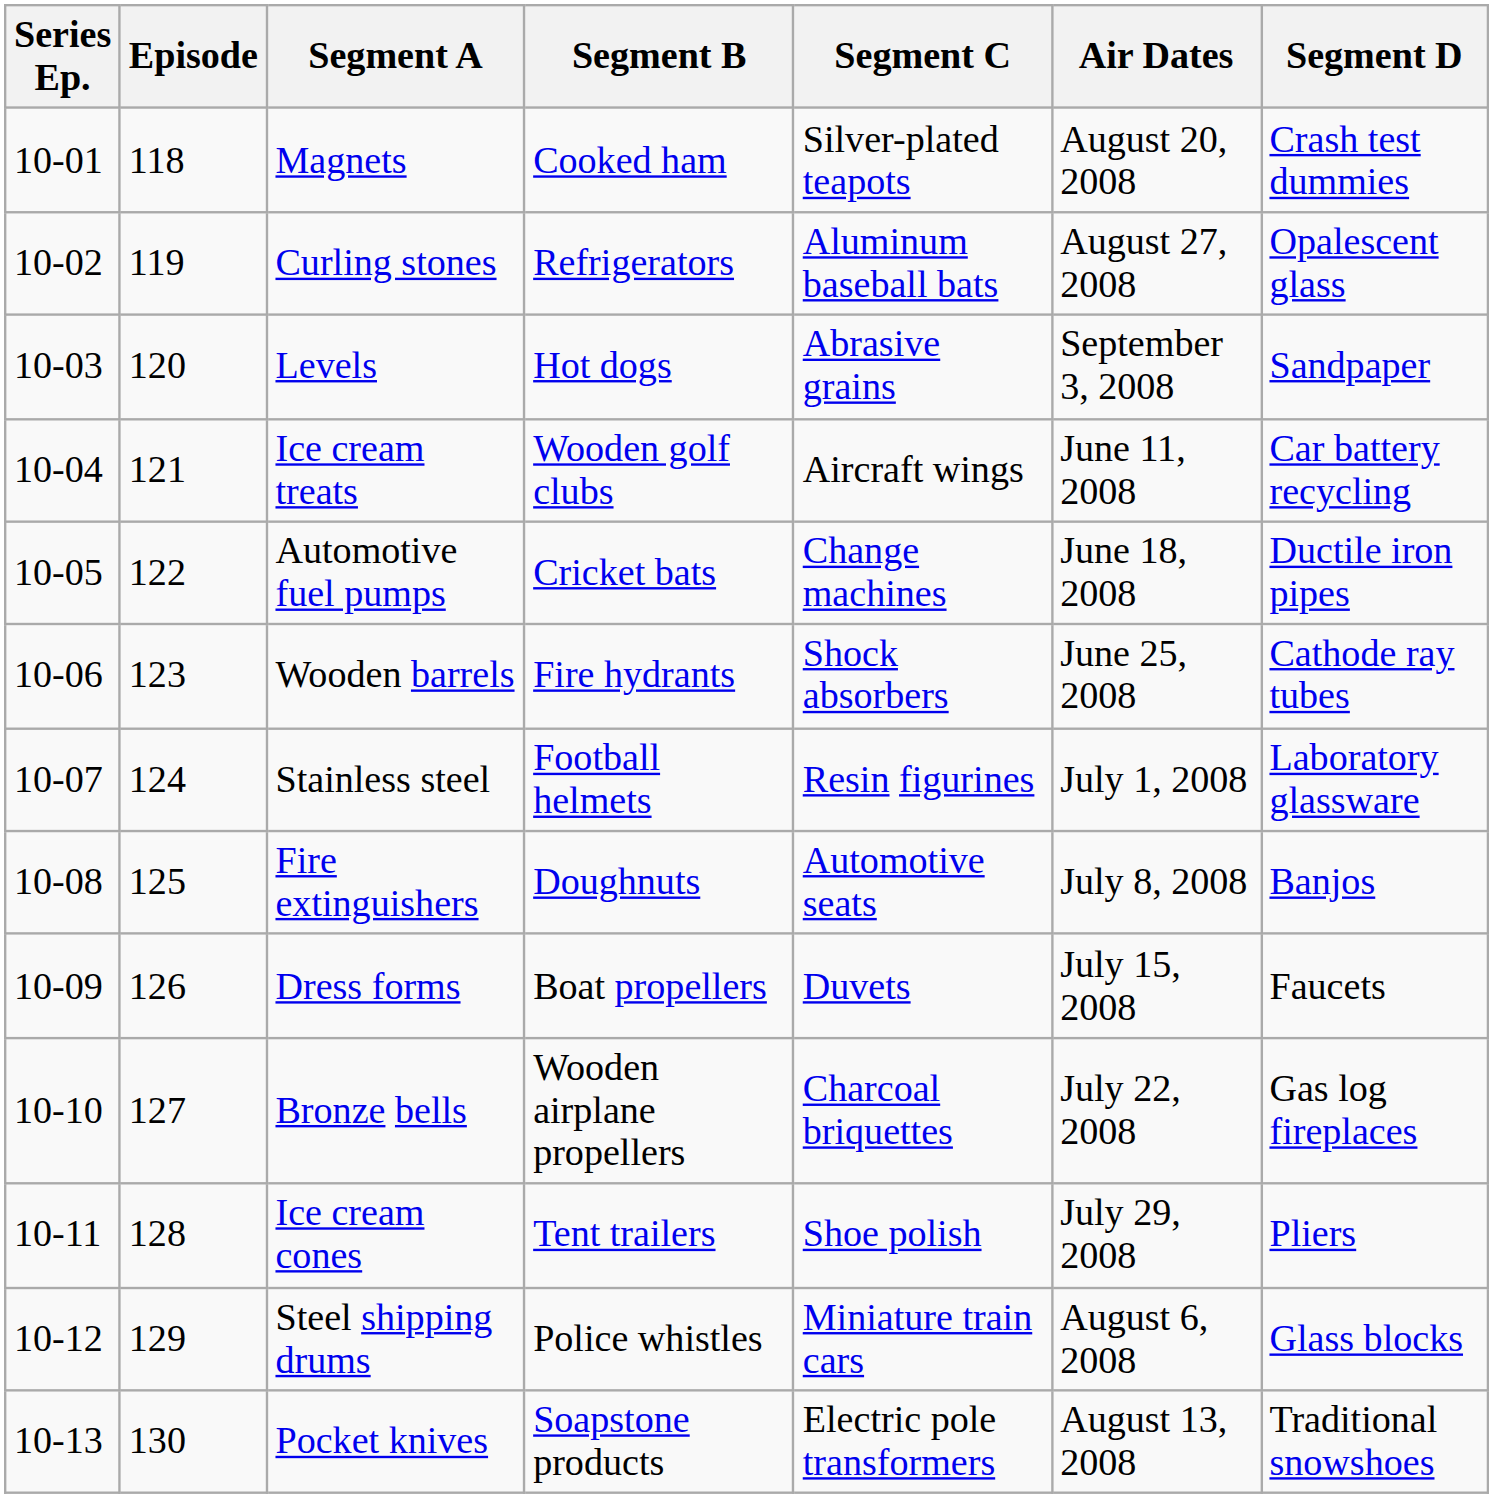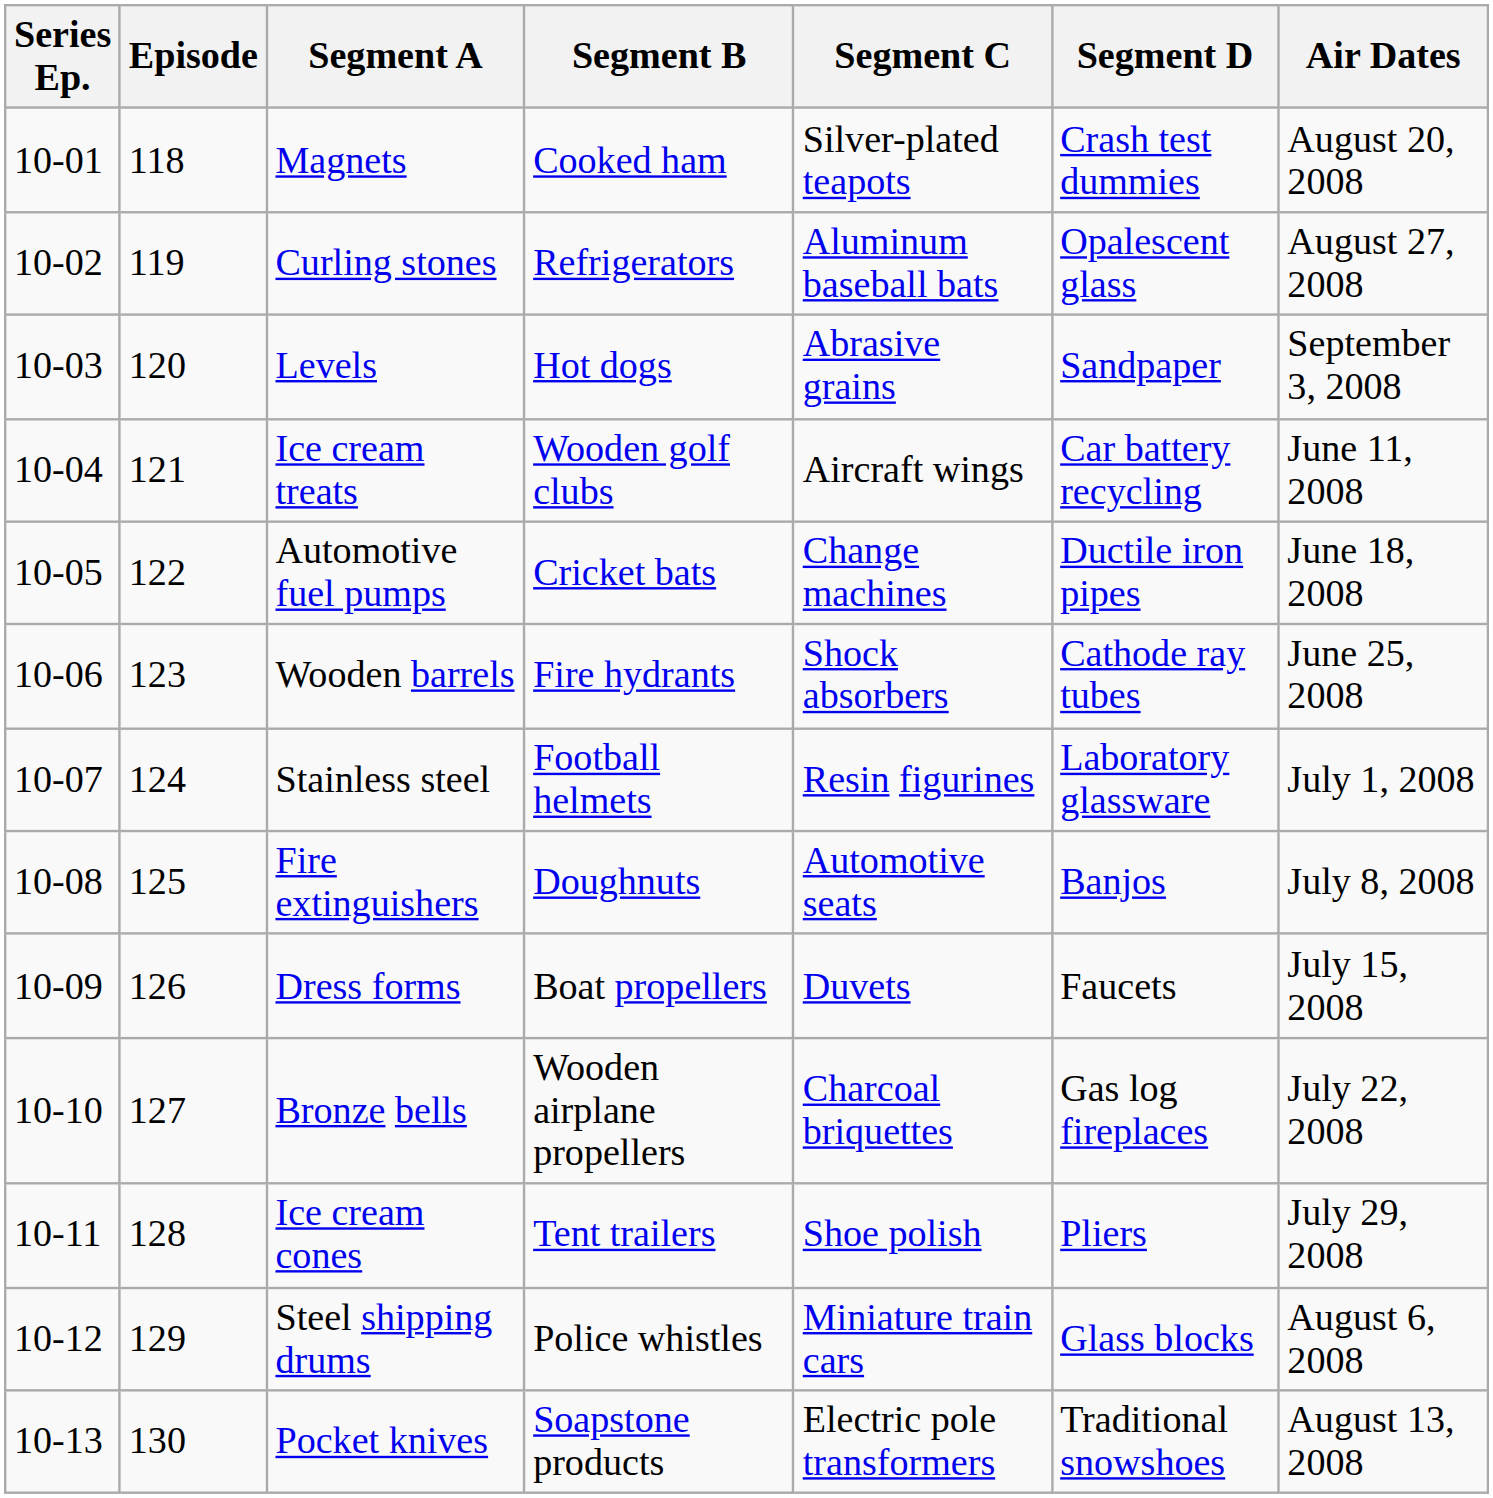columns swapped: (1374, 56) <-> (1156, 56)
